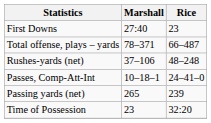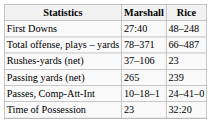(174, 28) 23 -> (184, 28) 48–248
(184, 61) 48–248 -> (174, 61) 23
rows swapped: (46, 93) <-> (51, 77)
